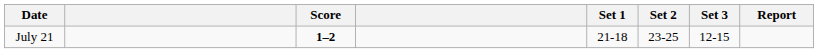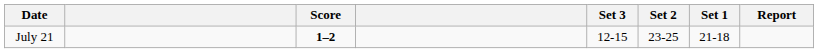columns swapped: (612, 15) <-> (714, 15)
